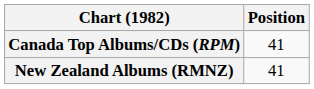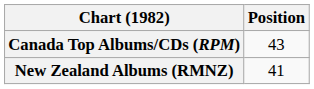(276, 44) 41 -> (276, 44) 43
